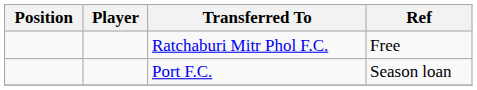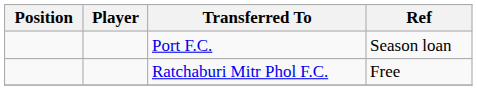rows swapped: (240, 44) <-> (182, 71)
